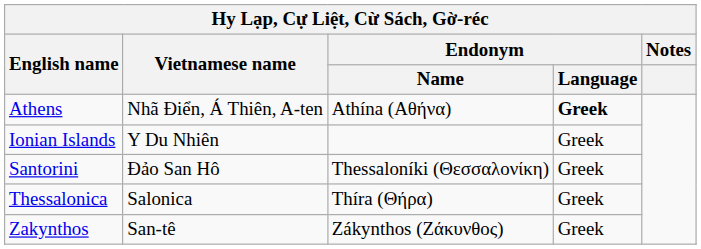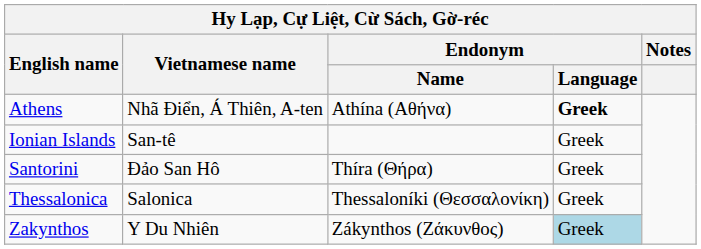(173, 139) Y Du Nhiên -> (151, 139) San-tê
(440, 169) Thessaloníki (Θεσσαλονίκη) -> (382, 169) Thíra (Θήρα)
(382, 199) Thíra (Θήρα) -> (440, 199) Thessaloníki (Θεσσαλονίκη)
(151, 229) San-tê -> (173, 229) Y Du Nhiên
(581, 229) no background -> (581, 229) lightblue background
